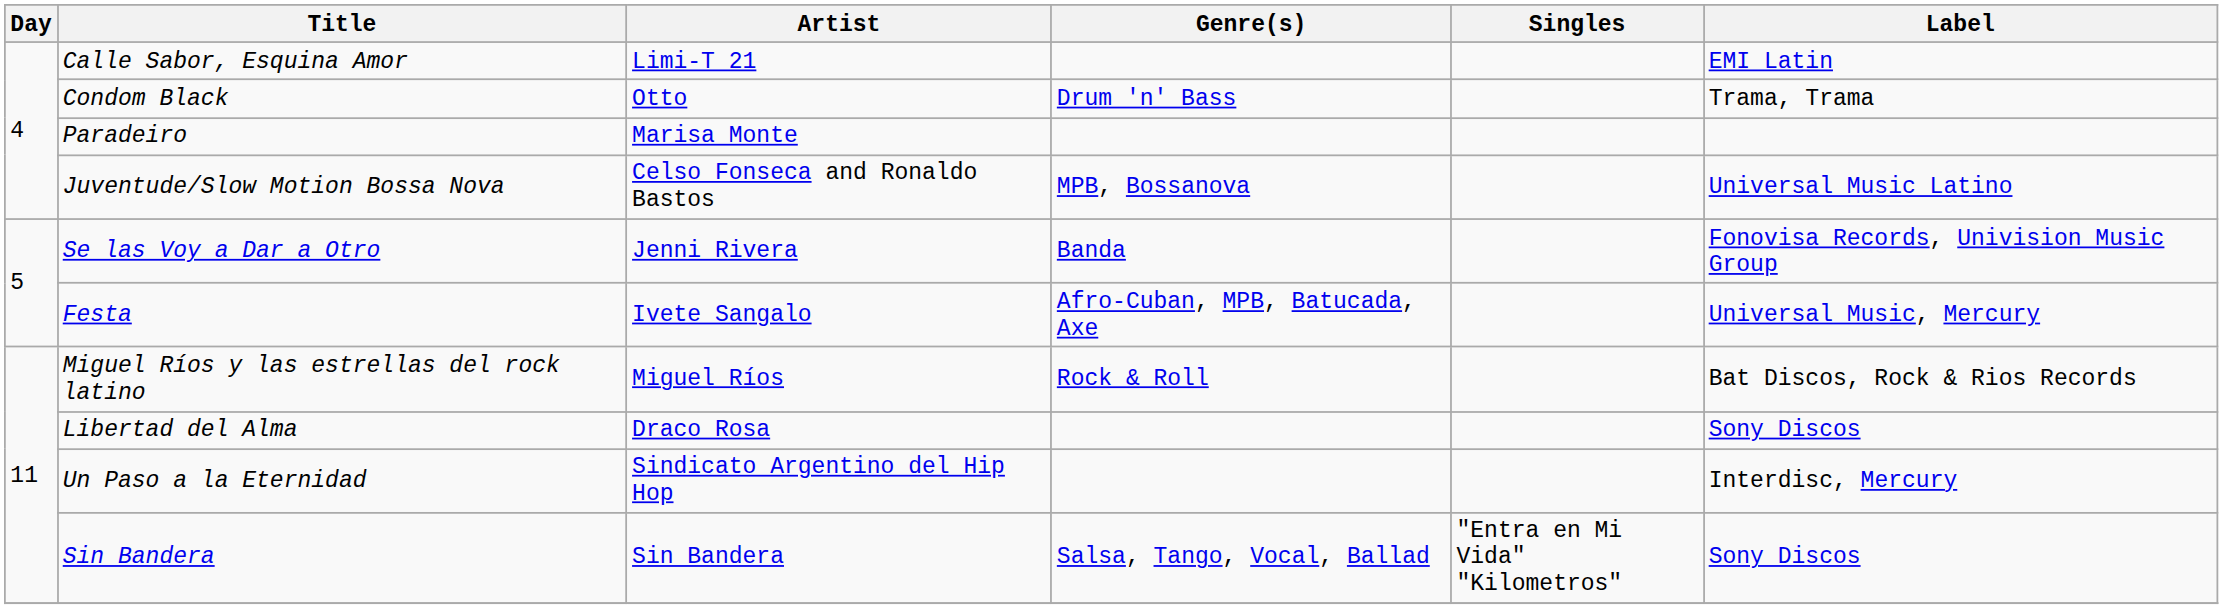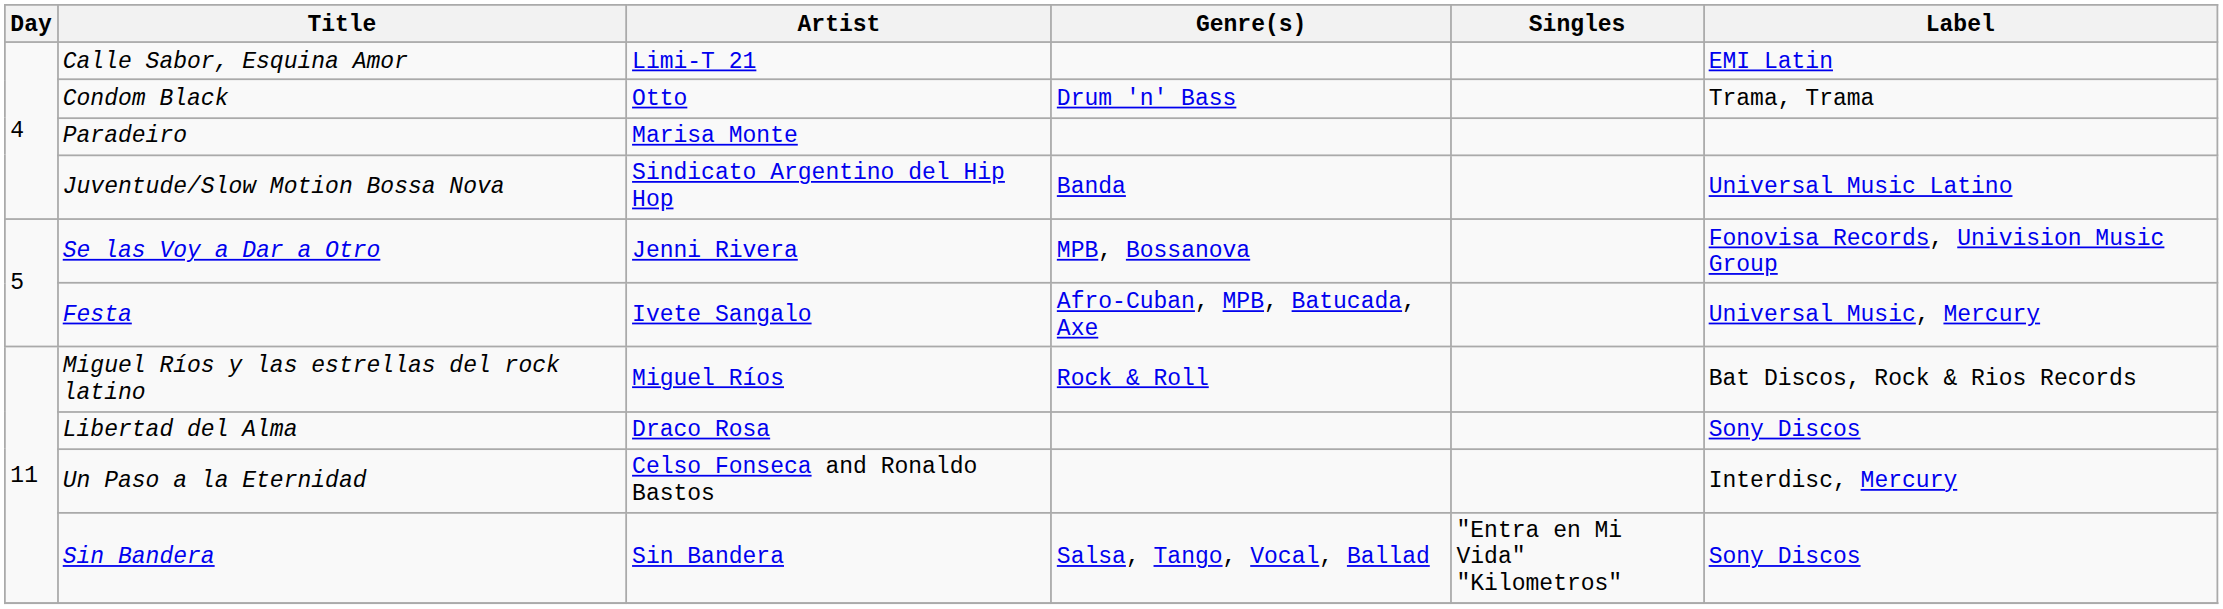(805, 187) Celso Fonseca and Ronaldo Bastos -> (818, 187) Sindicato Argentino del Hip Hop
(1154, 187) MPB, Bossanova -> (1091, 187) Banda
(1091, 251) Banda -> (1154, 251) MPB, Bossanova
(818, 481) Sindicato Argentino del Hip Hop -> (805, 481) Celso Fonseca and Ronaldo Bastos
